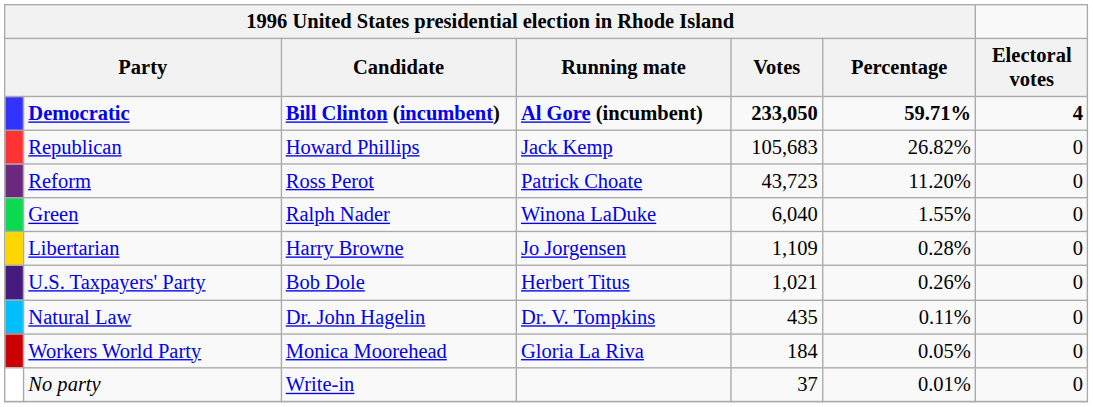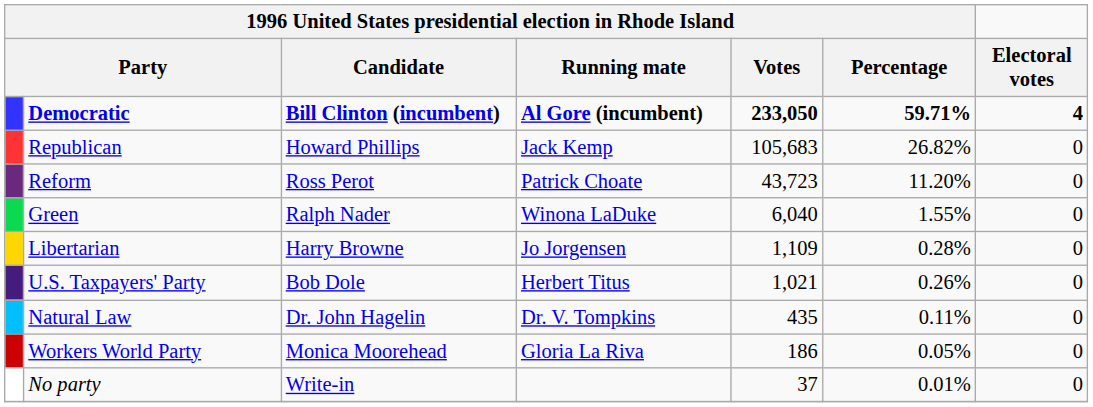(802, 350) 184 -> (802, 350) 186
